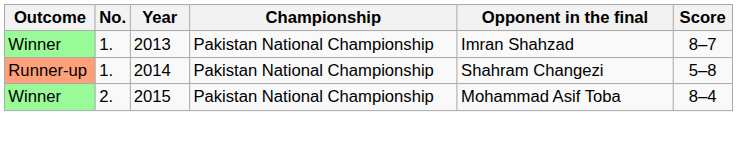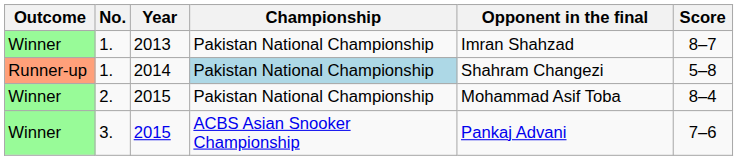(314, 70) no background -> (314, 70) lightblue background
+ row: (106, 132)
